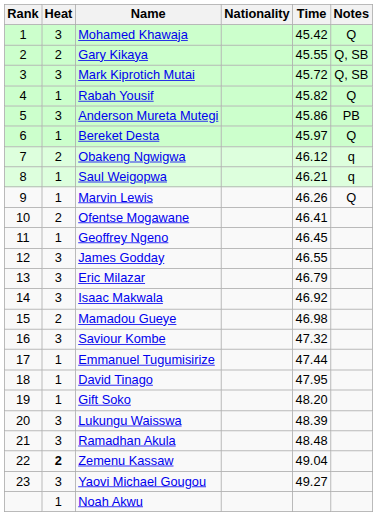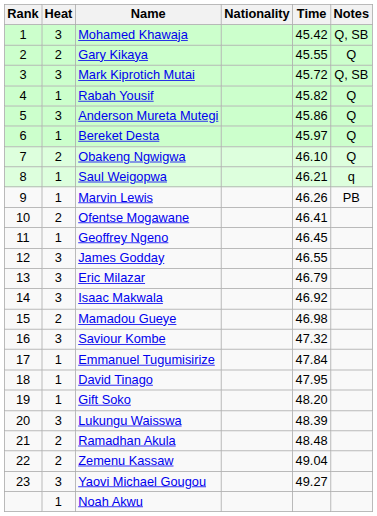(351, 34) Q -> (351, 34) Q, SB
(351, 55) Q, SB -> (351, 55) Q
(351, 116) PB -> (351, 116) Q
(312, 156) 46.12 -> (312, 156) 46.10
(351, 156) q -> (351, 156) Q
(351, 197) Q -> (351, 197) PB
(312, 359) 47.44 -> (312, 359) 47.84
(58, 440) 3 -> (58, 440) 2
(58, 461) bold -> (58, 461) normal
